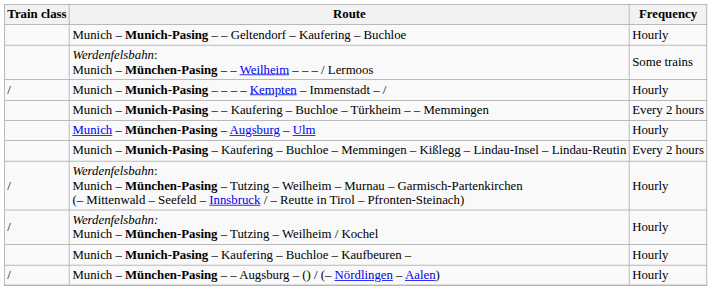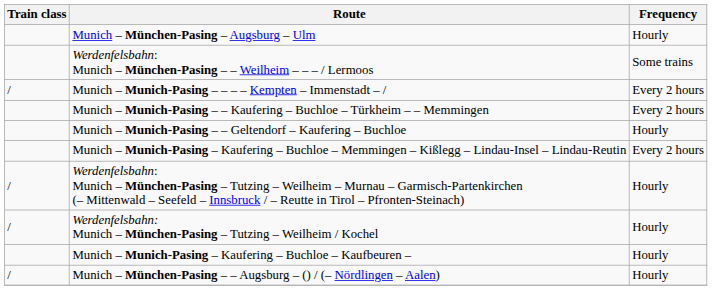rows swapped: (194, 130) <-> (239, 34)
(650, 89) Hourly -> (668, 89) Every 2 hours
